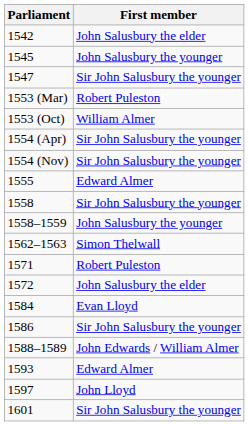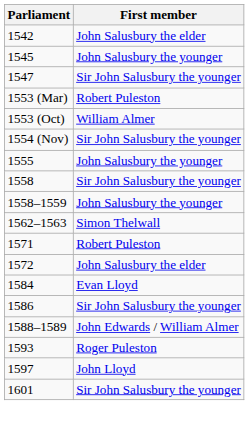- row: (37, 139)
(115, 181) Edward Almer -> (149, 160) John Salusbury the younger
(115, 368) Edward Almer -> (116, 347) Roger Puleston
